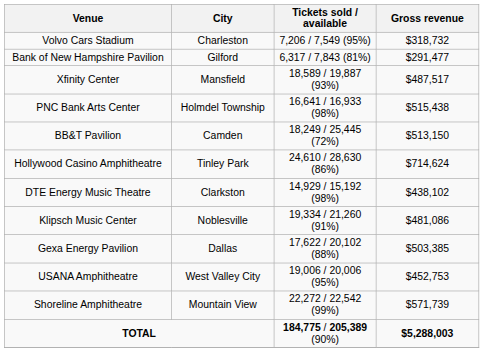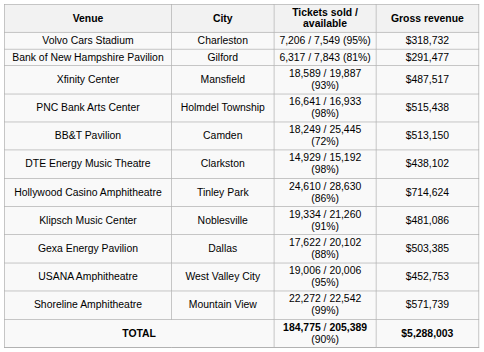rows swapped: (88, 192) <-> (88, 164)
